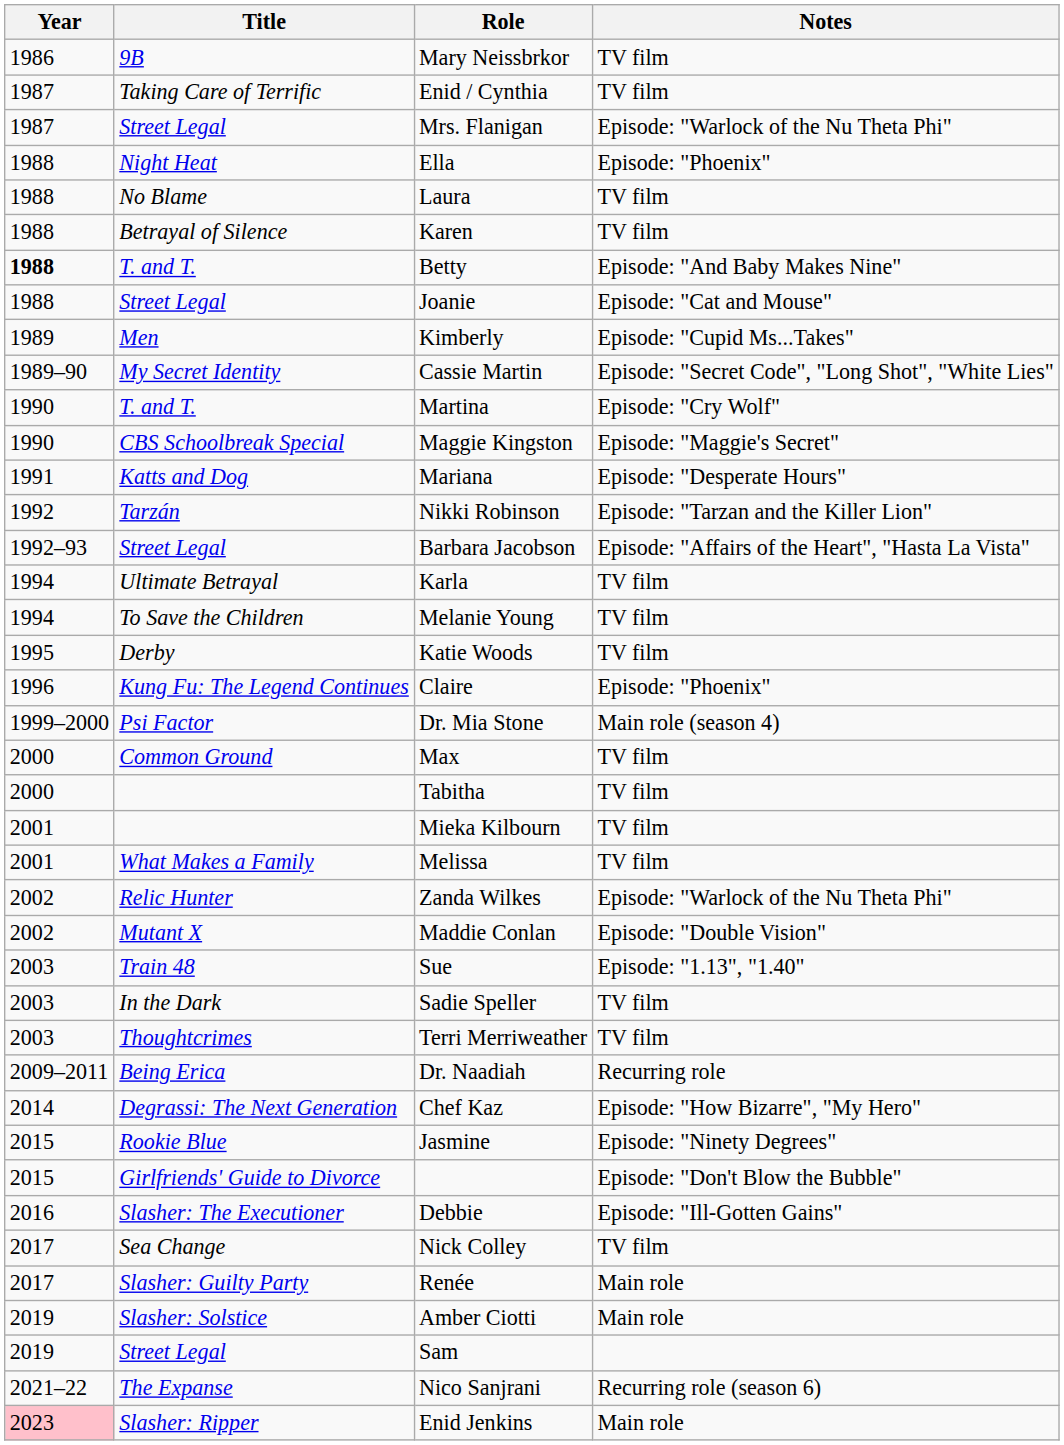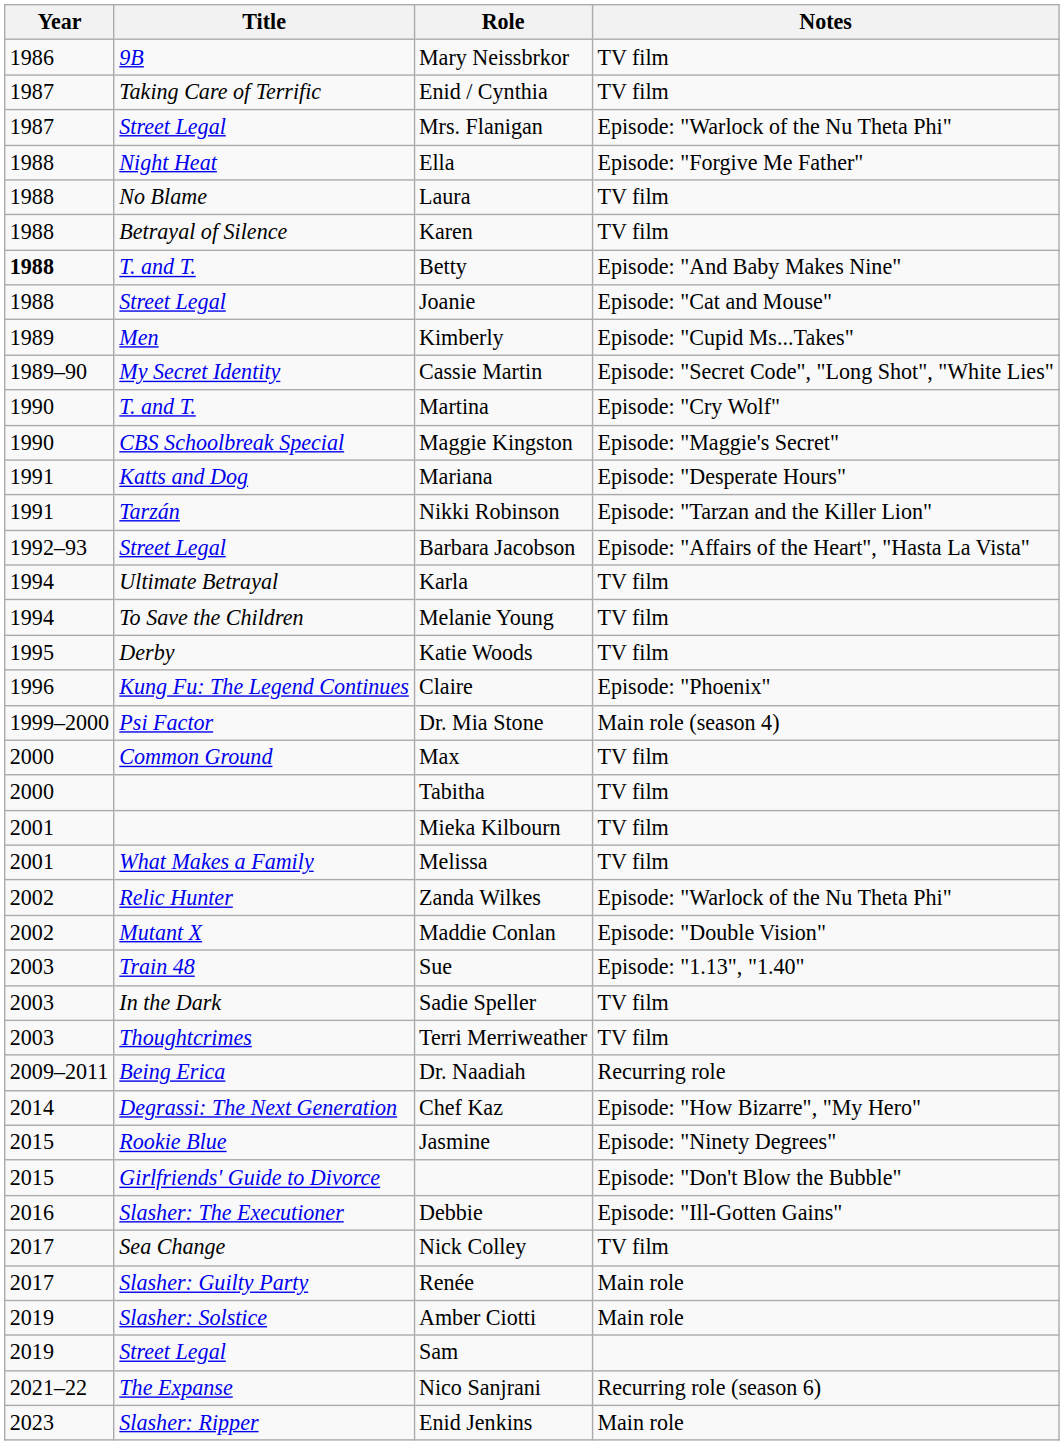(684, 162) Episode: "Phoenix" -> (730, 162) Episode: "Forgive Me Father"
(32, 512) 1992 -> (32, 512) 1991
(32, 1422) pink background -> (32, 1422) no background
